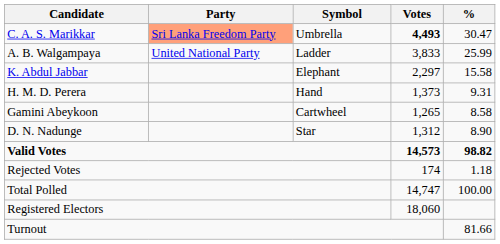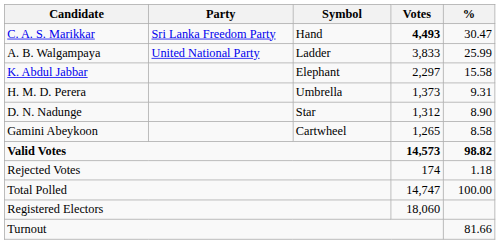(214, 33) lightsalmon background -> (214, 33) no background
(319, 33) Umbrella -> (309, 33) Hand
(309, 92) Hand -> (319, 92) Umbrella
rows swapped: (45, 131) <-> (53, 111)
